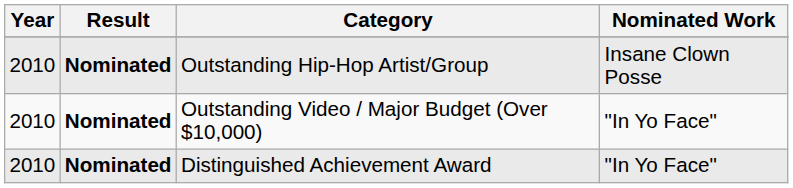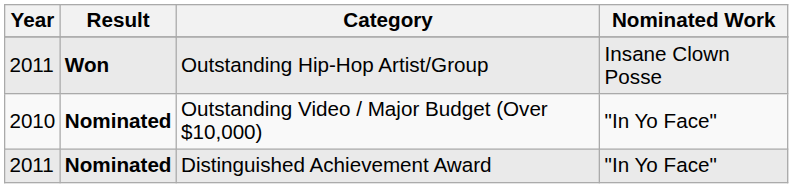(32, 65) 2010 -> (32, 65) 2011
(118, 65) Nominated -> (87, 65) Won
(32, 165) 2010 -> (32, 165) 2011
